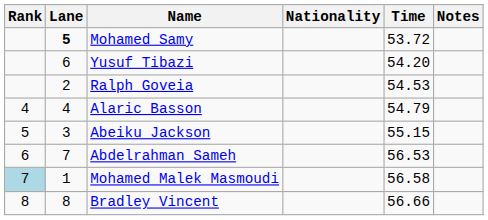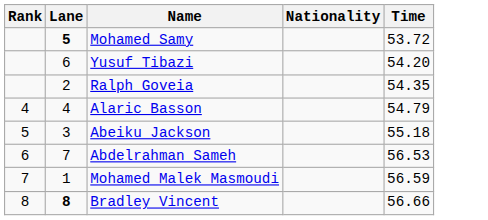- column: (458, 16)
(409, 86) 54.53 -> (409, 86) 54.35
(409, 133) 55.15 -> (409, 133) 55.18
(25, 179) lightblue background -> (25, 179) no background
(409, 179) 56.58 -> (409, 179) 56.59
(66, 203) normal -> (66, 203) bold
